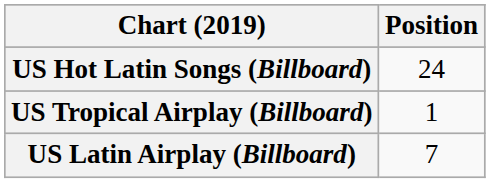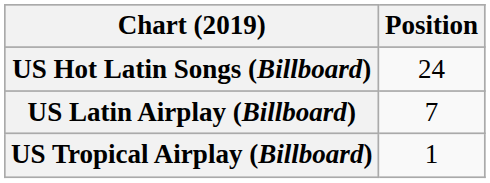rows swapped: (192, 154) <-> (192, 111)
